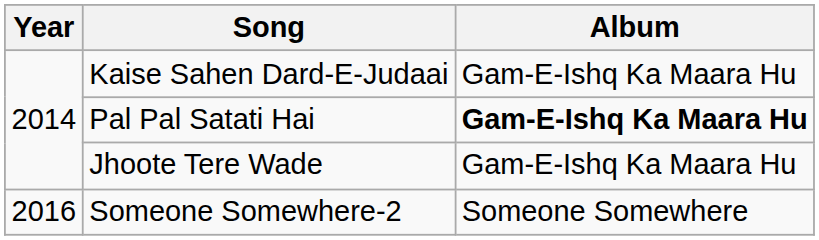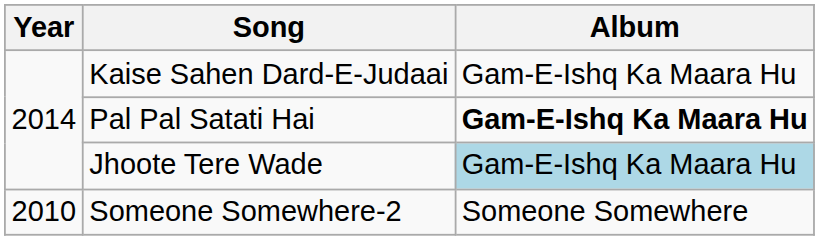(629, 165) no background -> (629, 165) lightblue background
(44, 211) 2016 -> (44, 211) 2010
